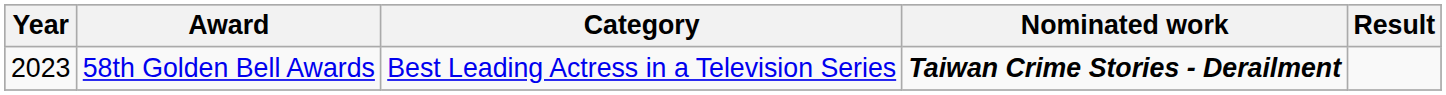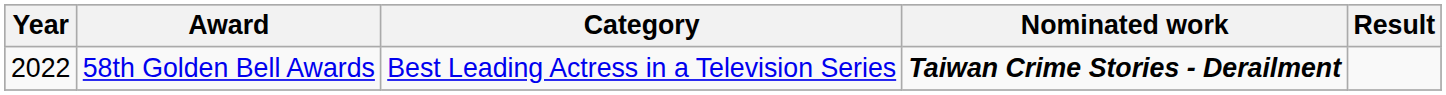(41, 68) 2023 -> (41, 68) 2022
